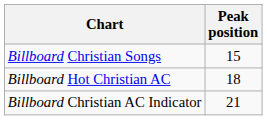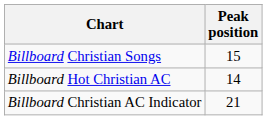(233, 79) 18 -> (233, 79) 14
